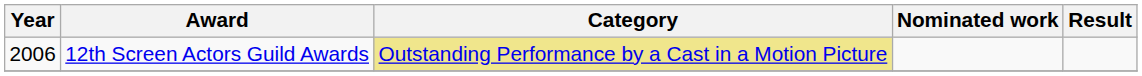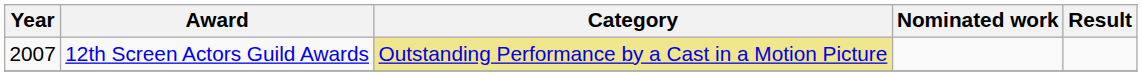(33, 53) 2006 -> (33, 53) 2007
